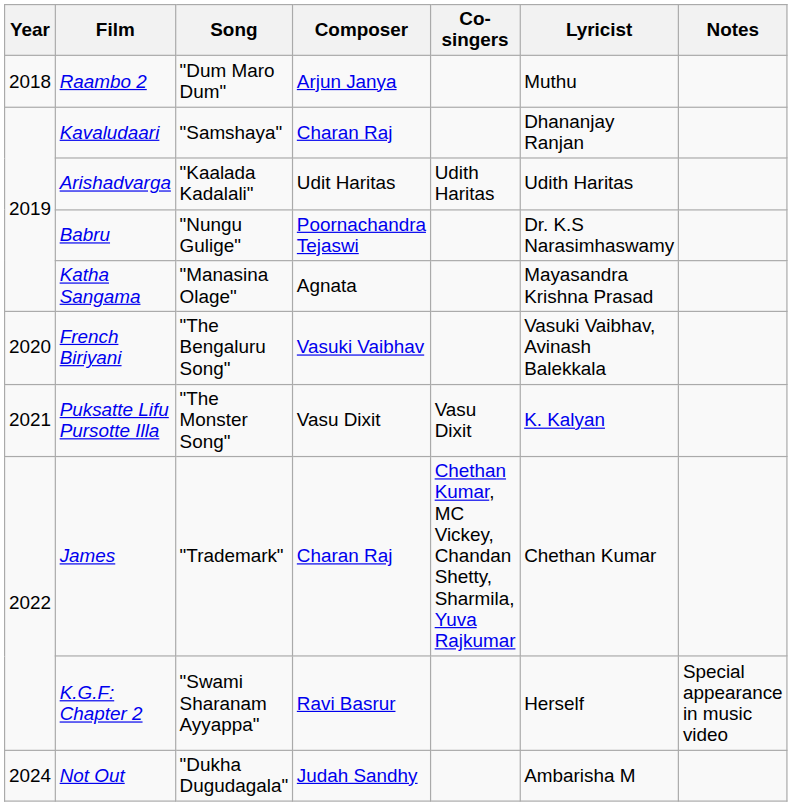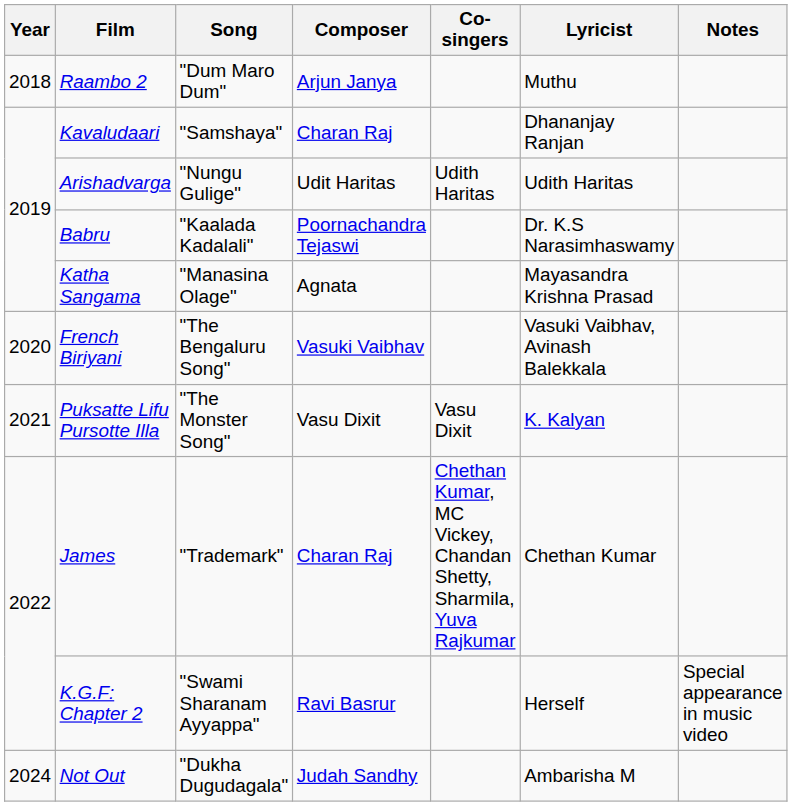(218, 183) "Kaalada Kadalali" -> (211, 183) "Nungu Gulige"
(211, 234) "Nungu Gulige" -> (218, 234) "Kaalada Kadalali"
